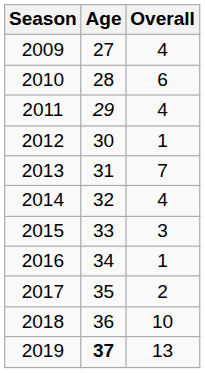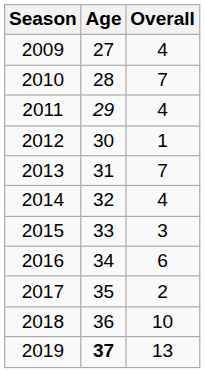(163, 79) 6 -> (163, 79) 7
(163, 261) 1 -> (163, 261) 6
